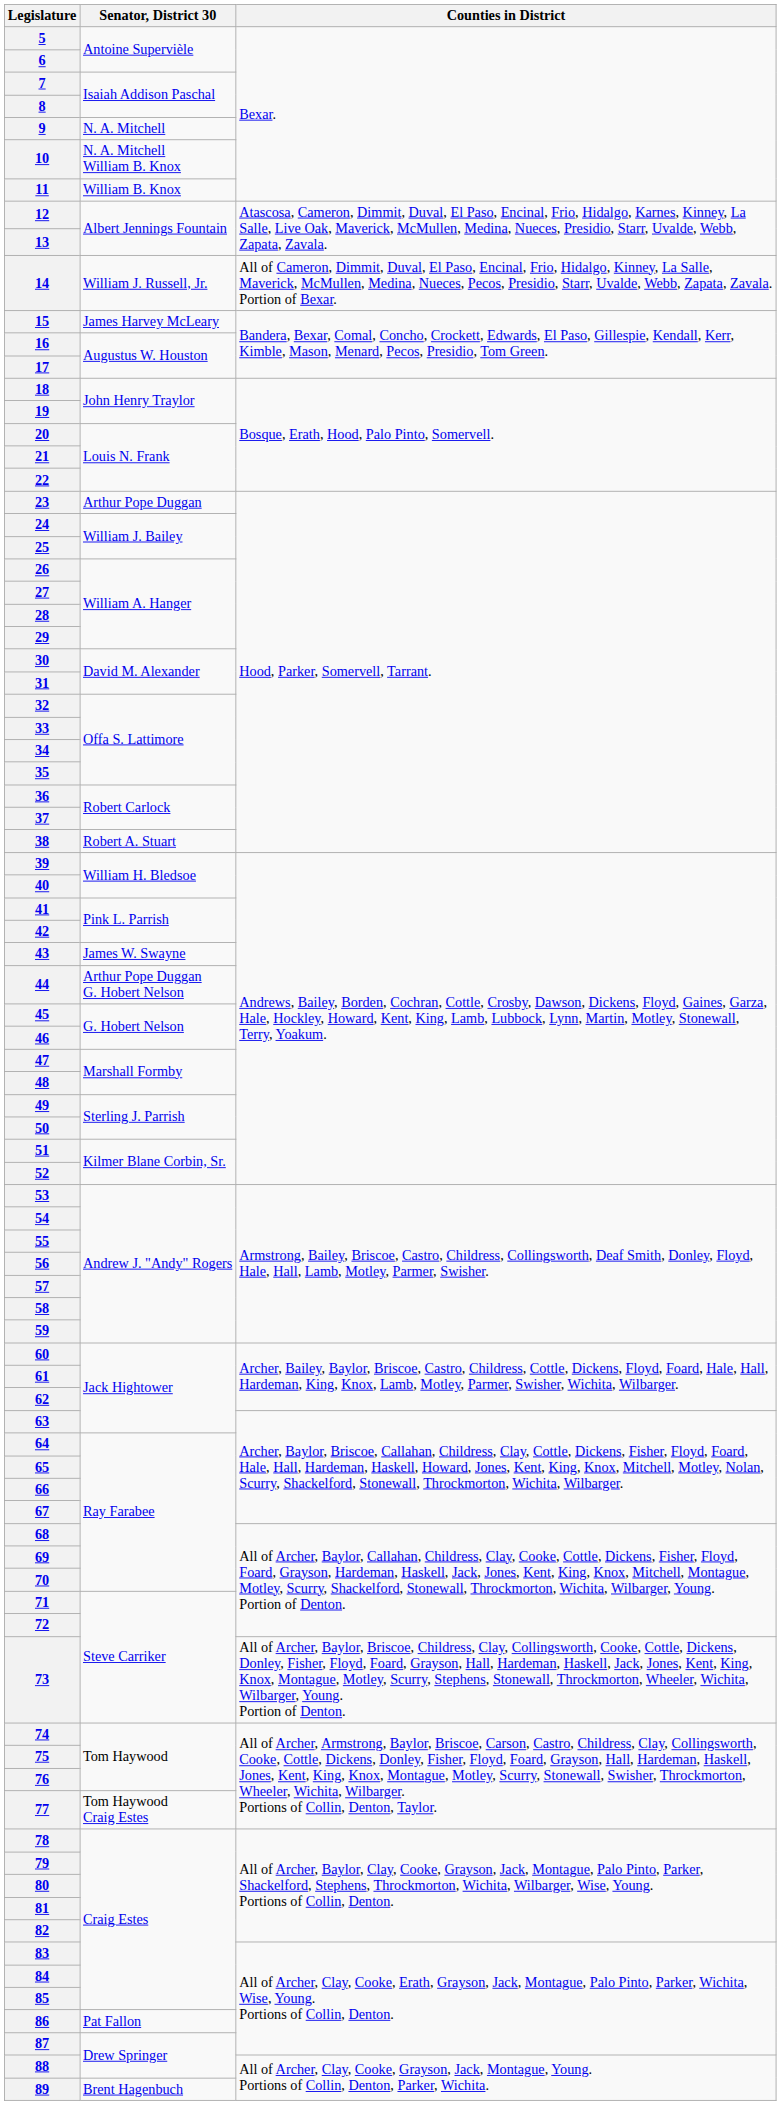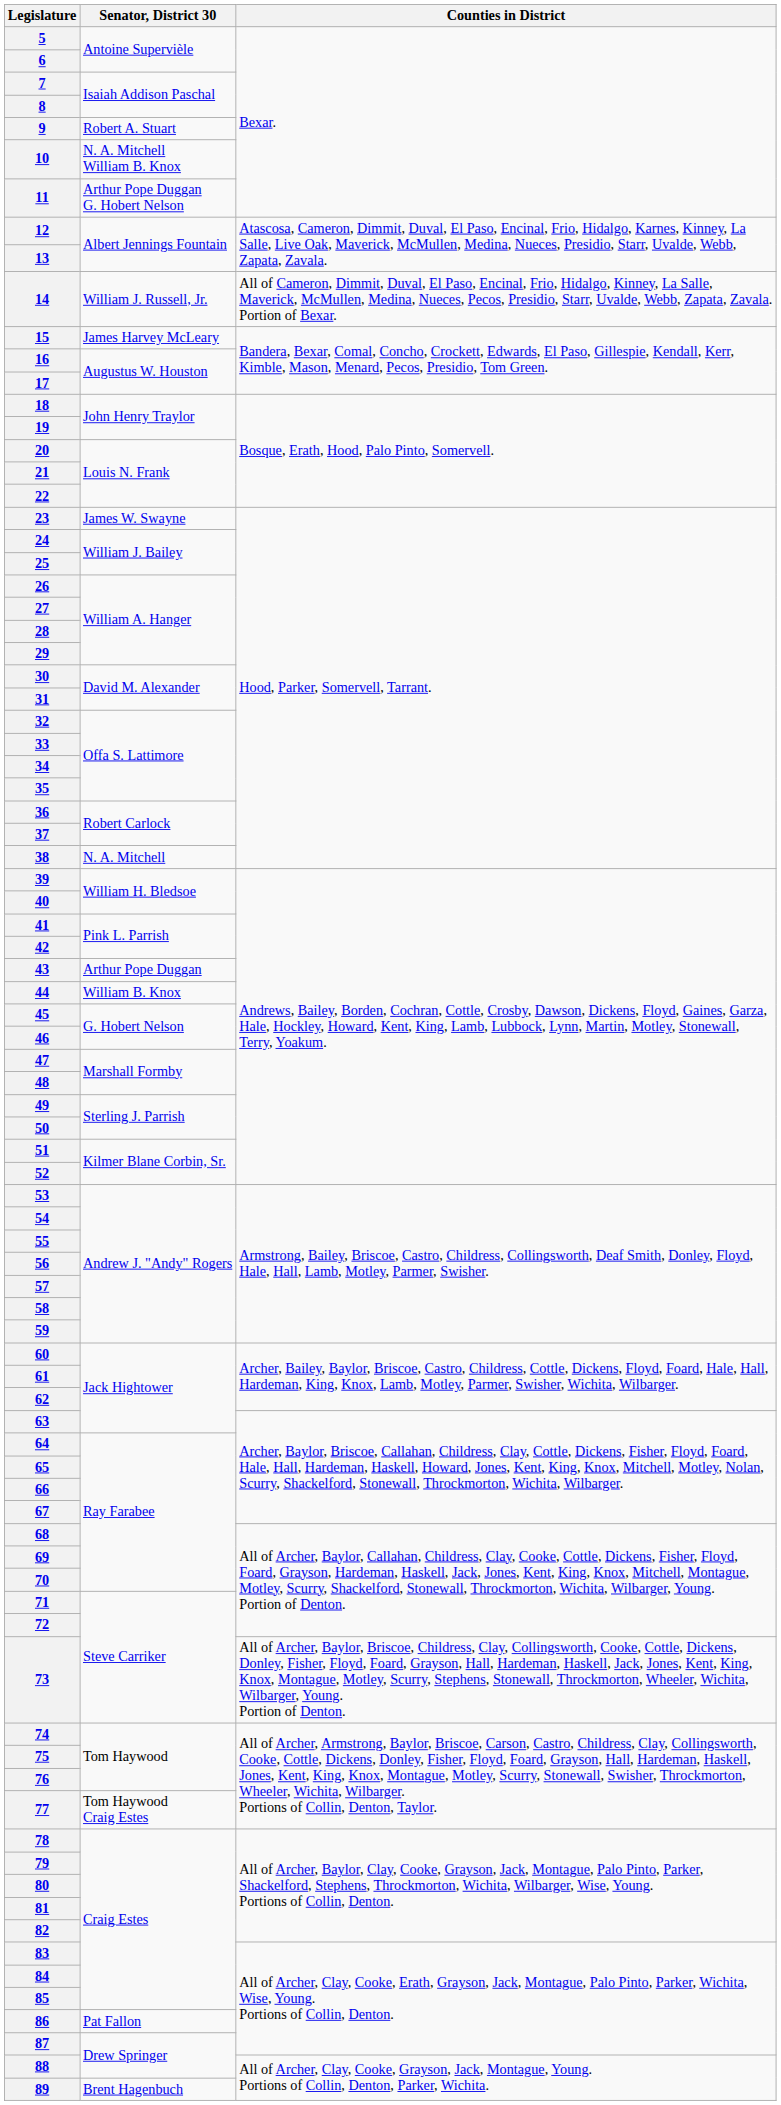(124, 128) N. A. Mitchell -> (129, 128) Robert A. Stuart
(132, 189) William B. Knox -> (142, 197) Arthur Pope Duggan G. Hobert Nelson
(142, 502) Arthur Pope Duggan -> (134, 518) James W. Swayne
(129, 841) Robert A. Stuart -> (124, 857) N. A. Mitchell
(134, 954) James W. Swayne -> (142, 970) Arthur Pope Duggan
(142, 984) Arthur Pope Duggan G. Hobert Nelson -> (132, 992) William B. Knox
